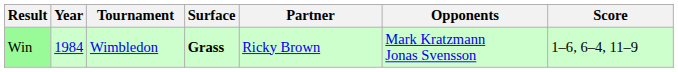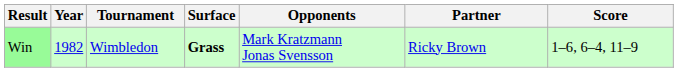columns swapped: (310, 16) <-> (465, 16)
(69, 47) 1984 -> (69, 47) 1982
